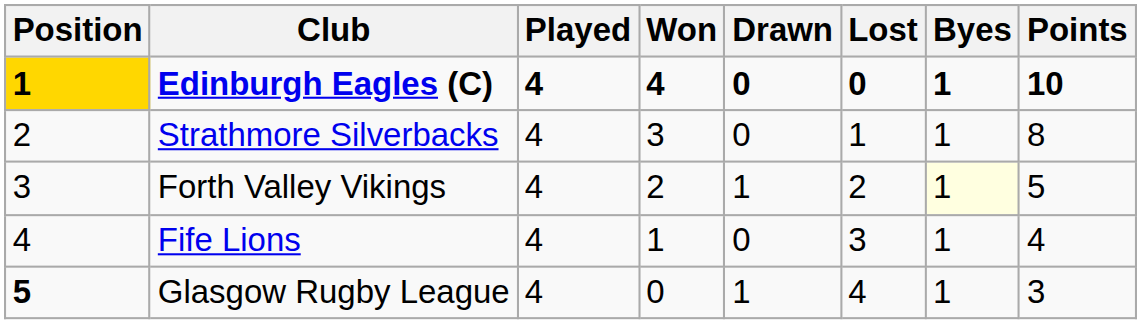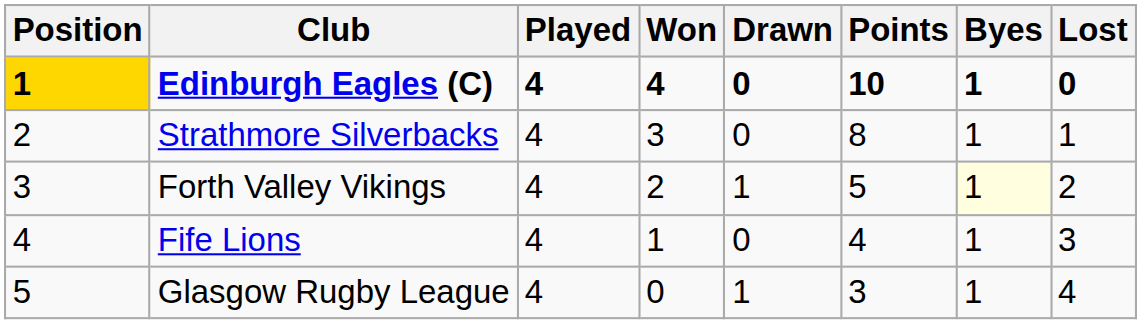columns swapped: (883, 30) <-> (1077, 30)
(22, 291) bold -> (22, 291) normal
